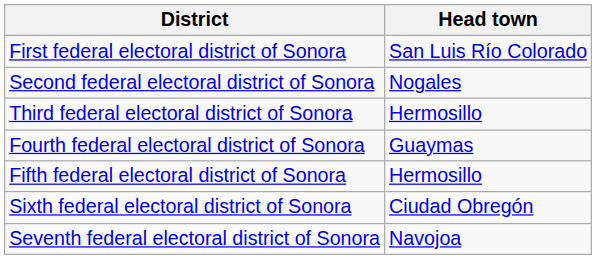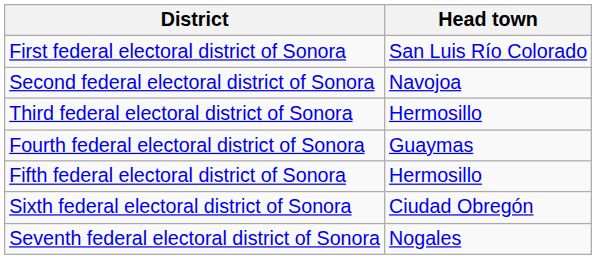(425, 82) Nogales -> (425, 82) Navojoa
(425, 238) Navojoa -> (425, 238) Nogales
